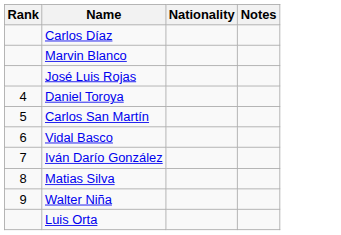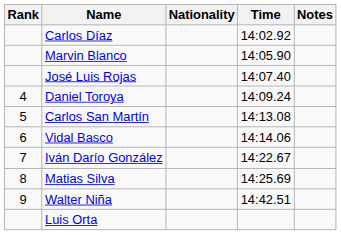+ column: (266, 15)
